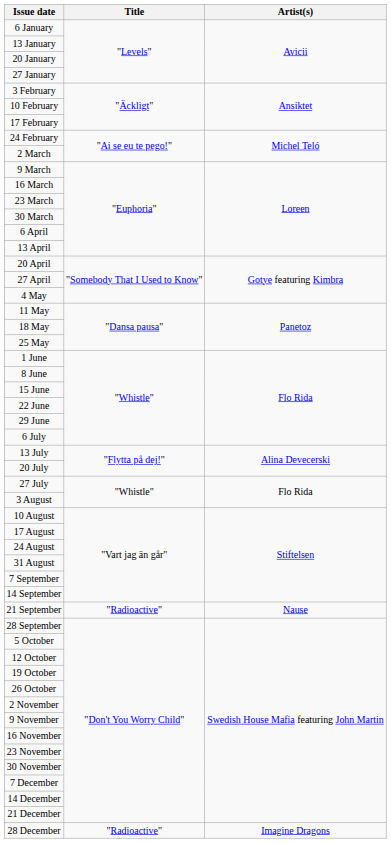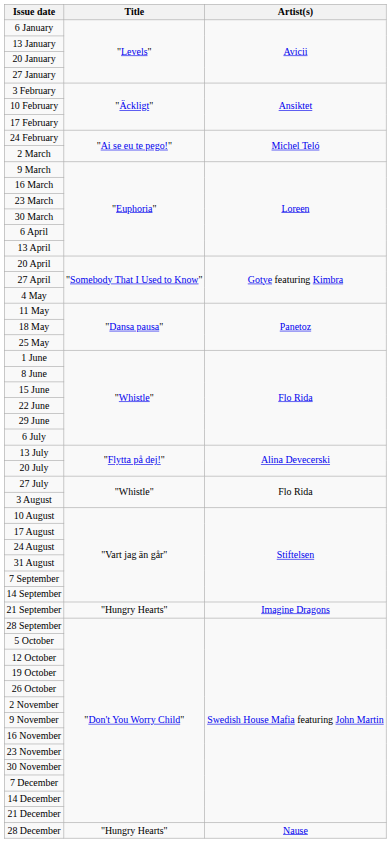(134, 610) "Radioactive" -> (134, 610) "Hungry Hearts"
(295, 610) Nause -> (295, 610) Imagine Dragons
(134, 830) "Radioactive" -> (134, 830) "Hungry Hearts"
(295, 830) Imagine Dragons -> (295, 830) Nause
